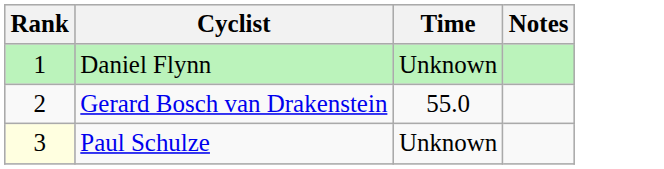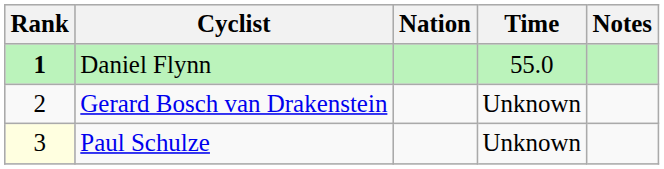+ column: (435, 24)
(40, 63) normal -> (40, 63) bold
(448, 63) Unknown -> (532, 63) 55.0
(448, 103) 55.0 -> (532, 103) Unknown
